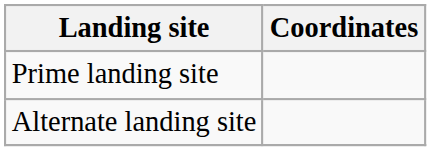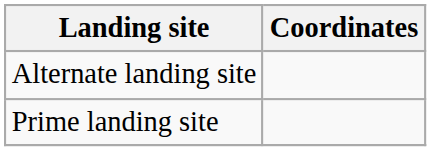rows swapped: (115, 74) <-> (134, 121)
